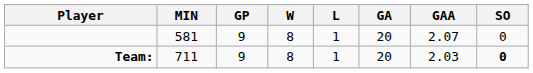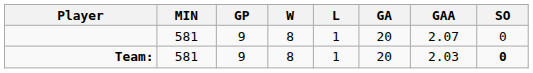(186, 57) 711 -> (186, 57) 581
